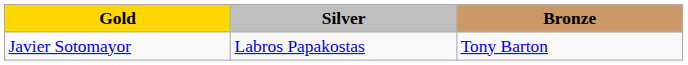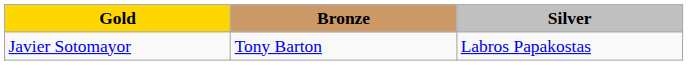columns swapped: (344, 18) <-> (570, 18)
